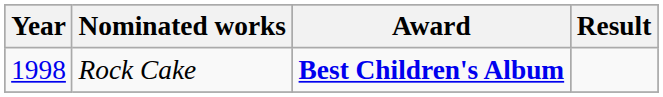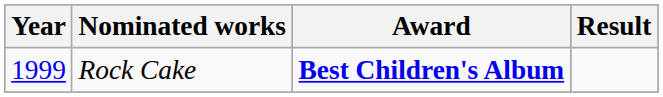(39, 69) 1998 -> (39, 69) 1999
